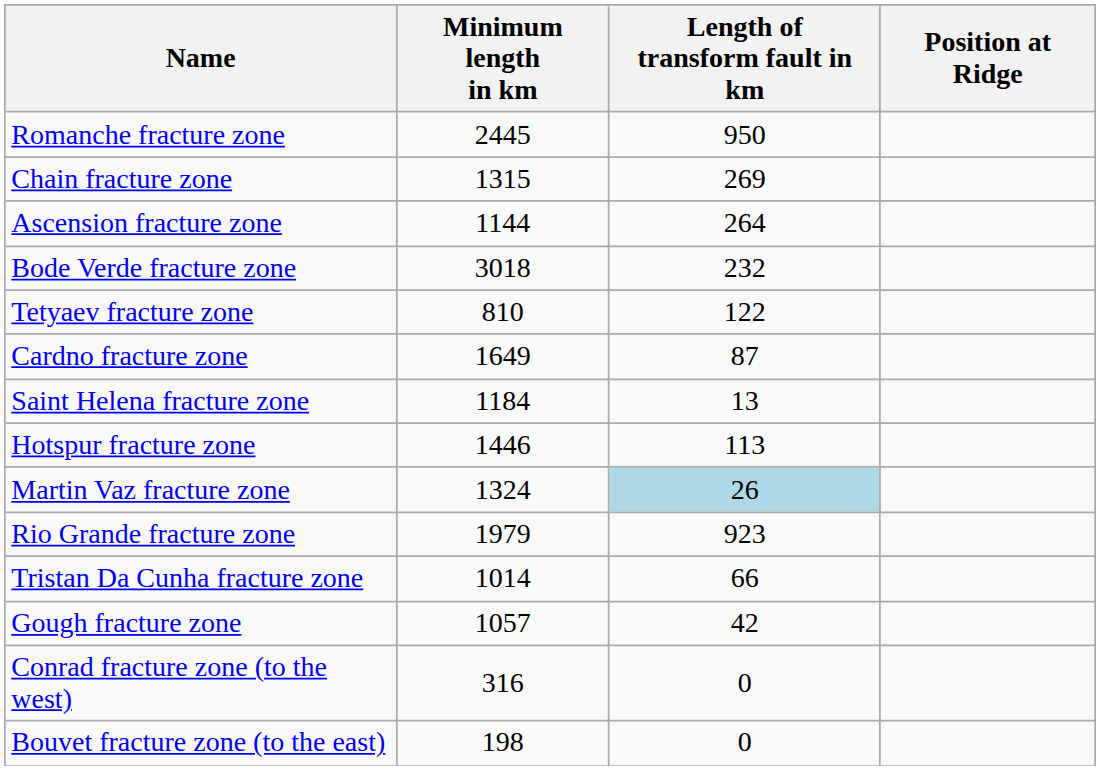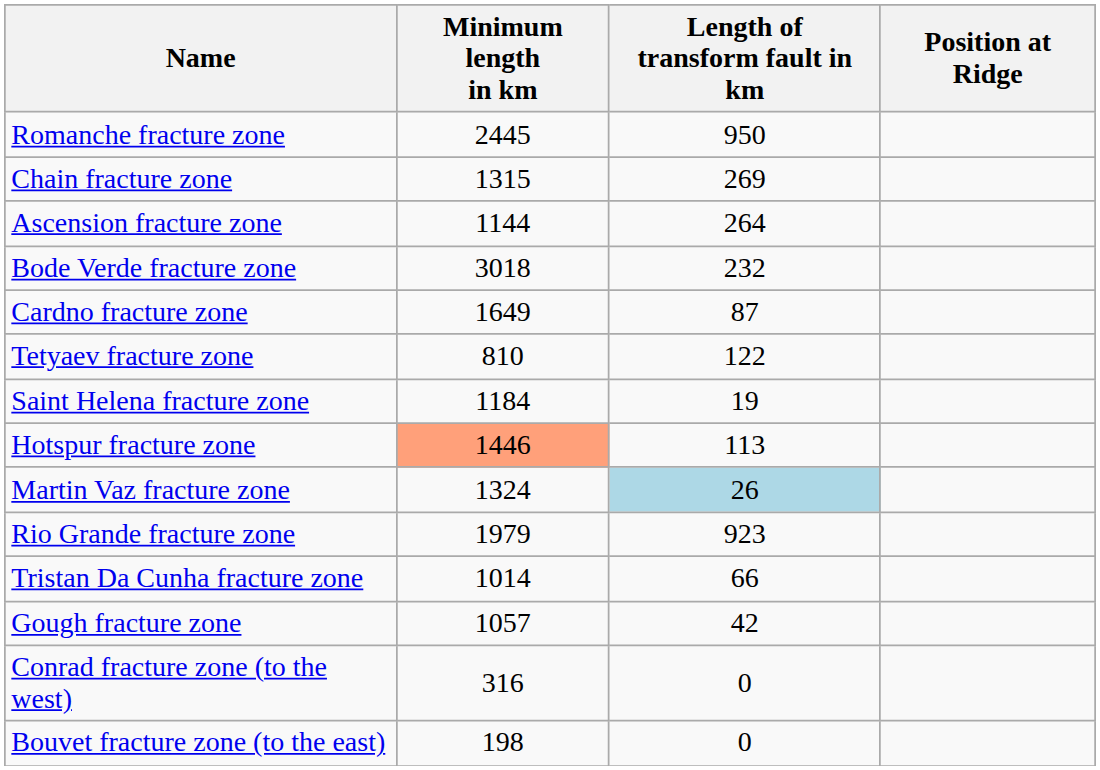rows swapped: (129, 356) <-> (132, 311)
(745, 400) 13 -> (745, 400) 19
(503, 444) no background -> (503, 444) lightsalmon background
